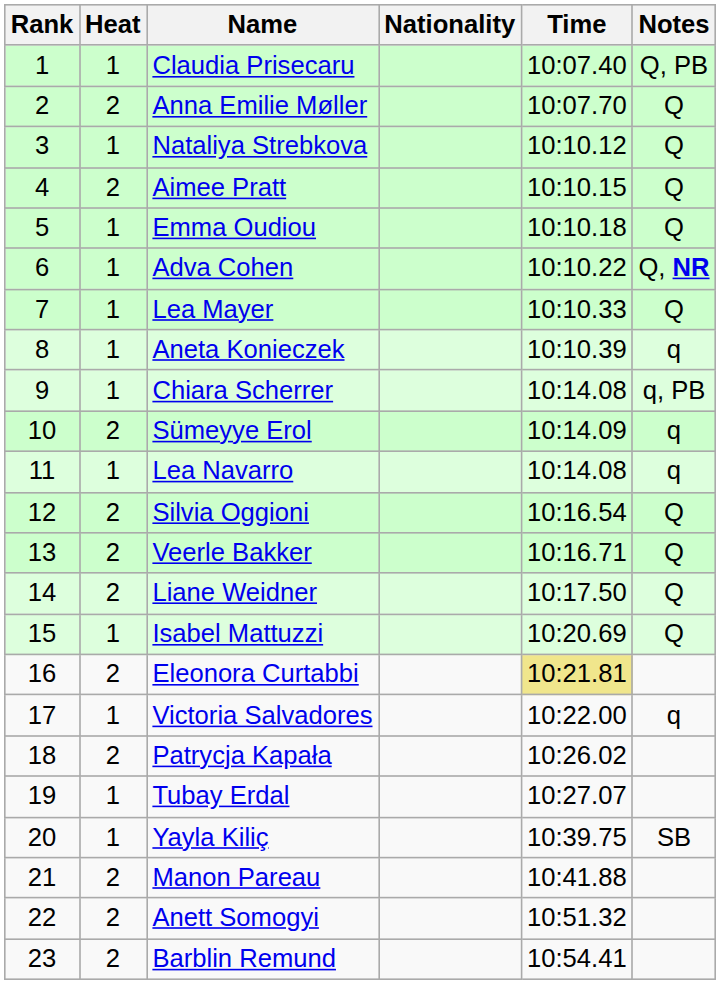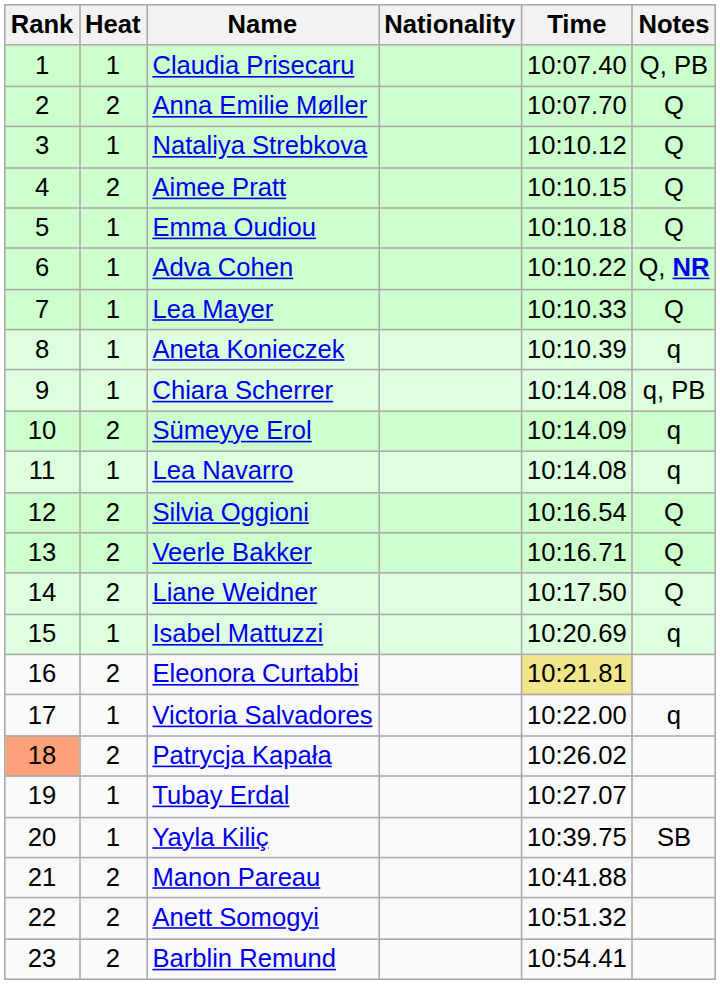(674, 633) Q -> (674, 633) q
(42, 755) no background -> (42, 755) lightsalmon background
